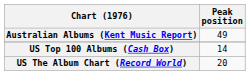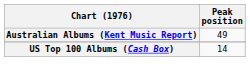- row: (102, 63)
